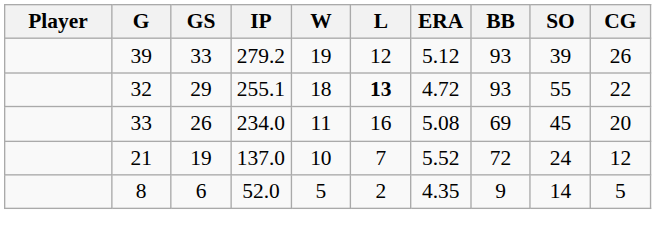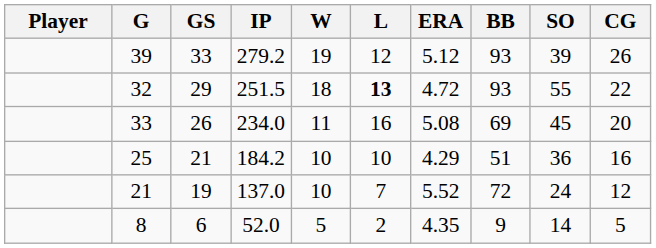(261, 89) 255.1 -> (261, 89) 251.5
+ row: (141, 157)
